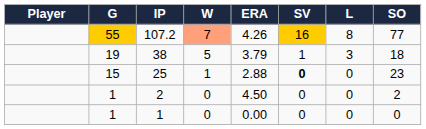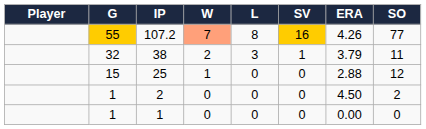columns swapped: (349, 14) <-> (255, 14)
(112, 54) 19 -> (112, 54) 32
(207, 54) 5 -> (207, 54) 2
(397, 54) 18 -> (397, 54) 11
(302, 74) bold -> (302, 74) normal
(397, 74) 23 -> (397, 74) 12
